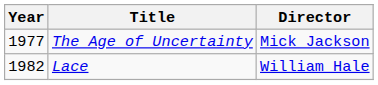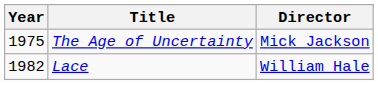(26, 42) 1977 -> (26, 42) 1975
